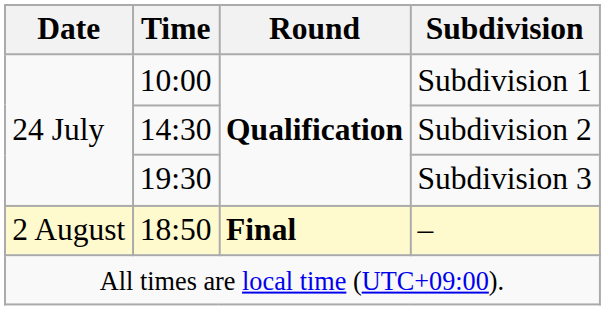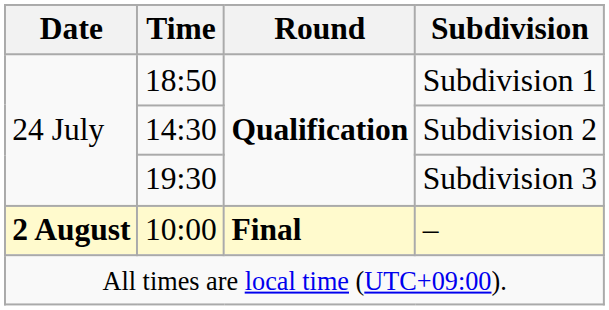(176, 79) 10:00 -> (181, 79) 18:50
(69, 229) normal -> (71, 229) bold
(176, 229) 18:50 -> (181, 229) 10:00
